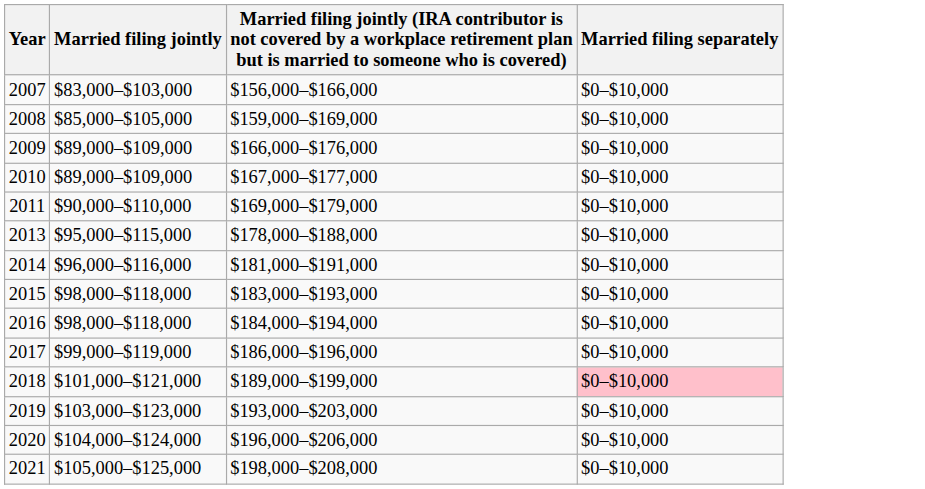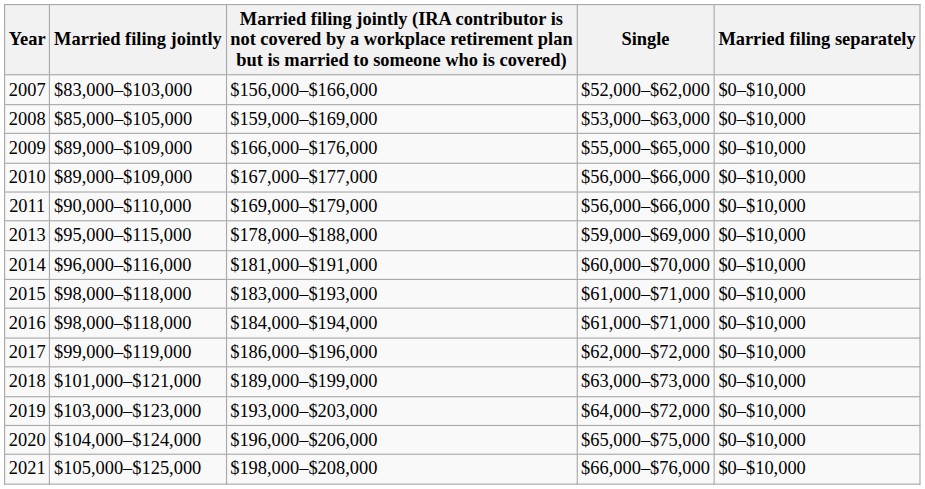+ column: (645, 39)
(625, 381) pink background -> (762, 381) no background
